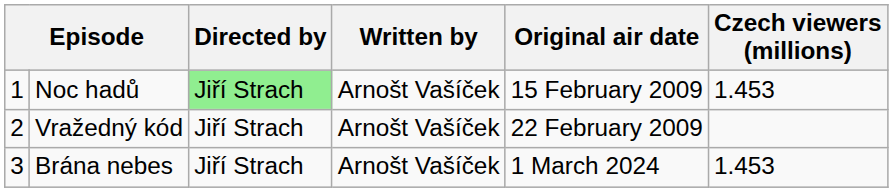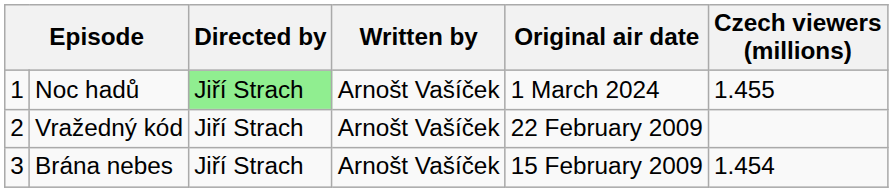(607, 89) 15 February 2009 -> (585, 89) 1 March 2024
(744, 89) 1.453 -> (744, 89) 1.455
(585, 166) 1 March 2024 -> (607, 166) 15 February 2009
(744, 166) 1.453 -> (744, 166) 1.454
